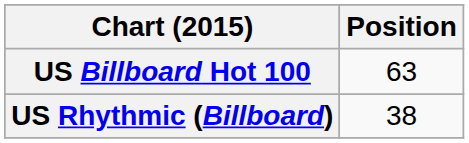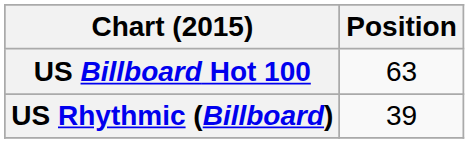(402, 115) 38 -> (402, 115) 39
